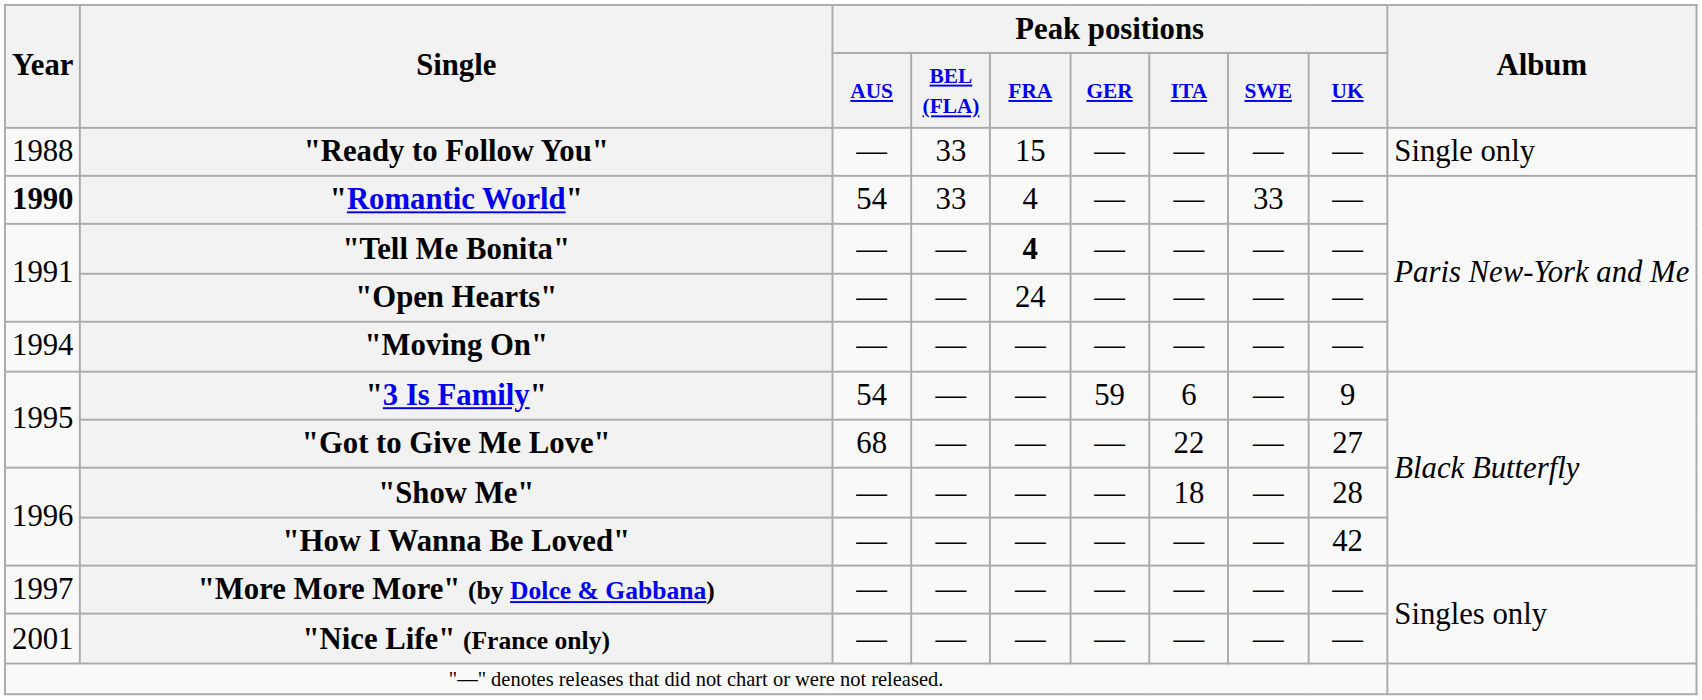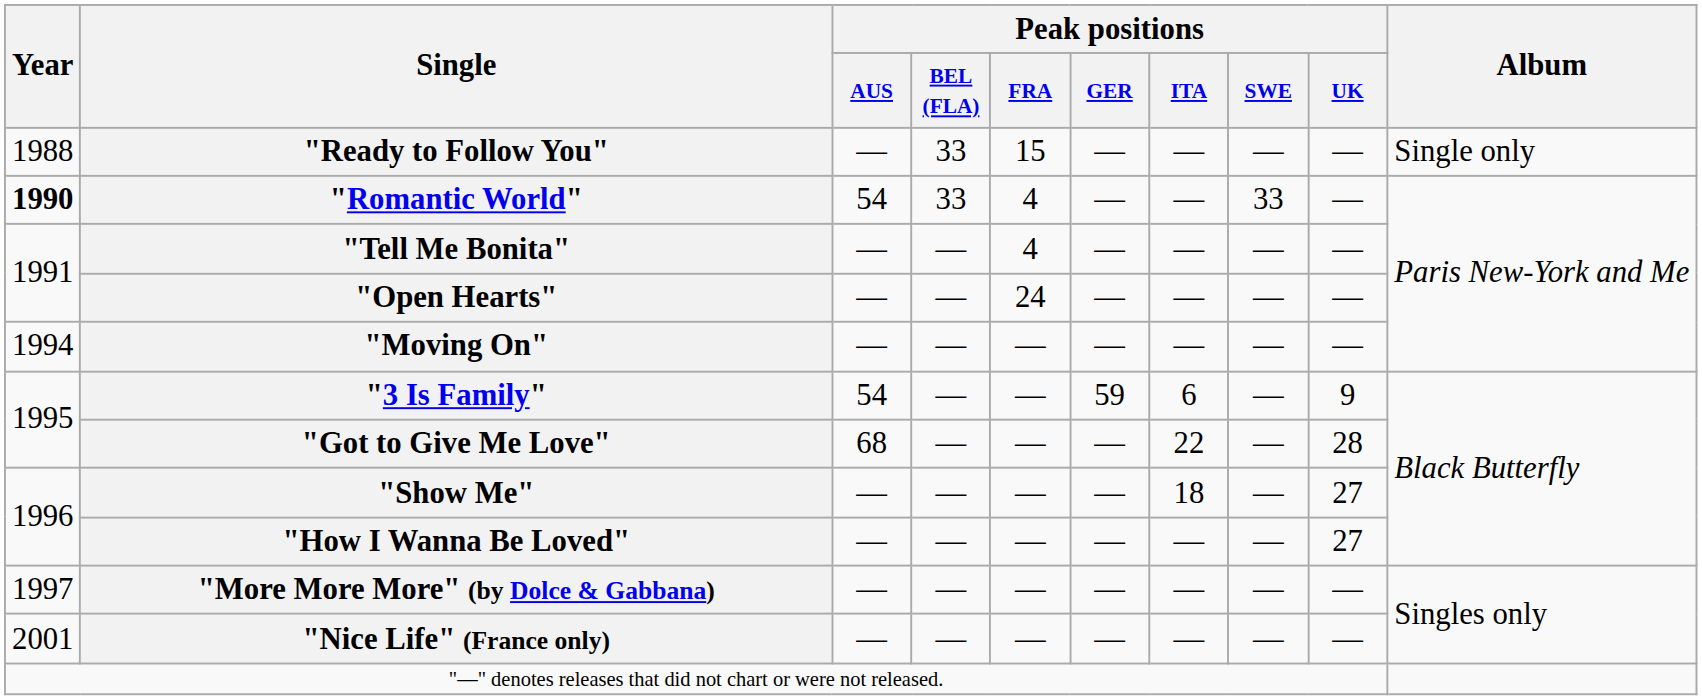(1030, 248) bold -> (1030, 248) normal
(1348, 443) 27 -> (1348, 443) 28
(1348, 492) 28 -> (1348, 492) 27
(1348, 540) 42 -> (1348, 540) 27
